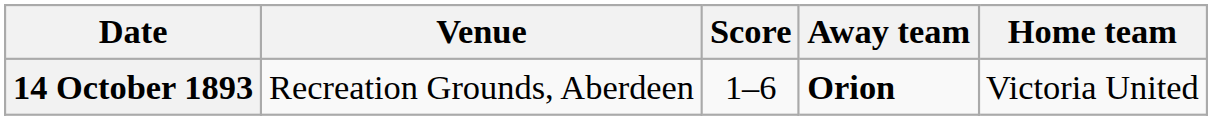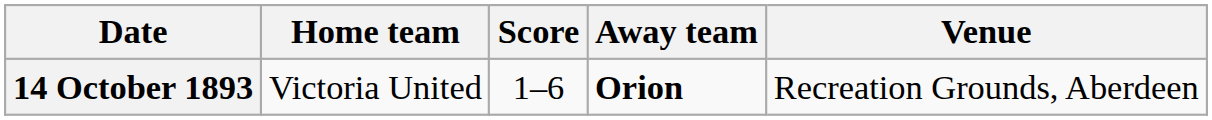columns swapped: (1092, 31) <-> (482, 31)
